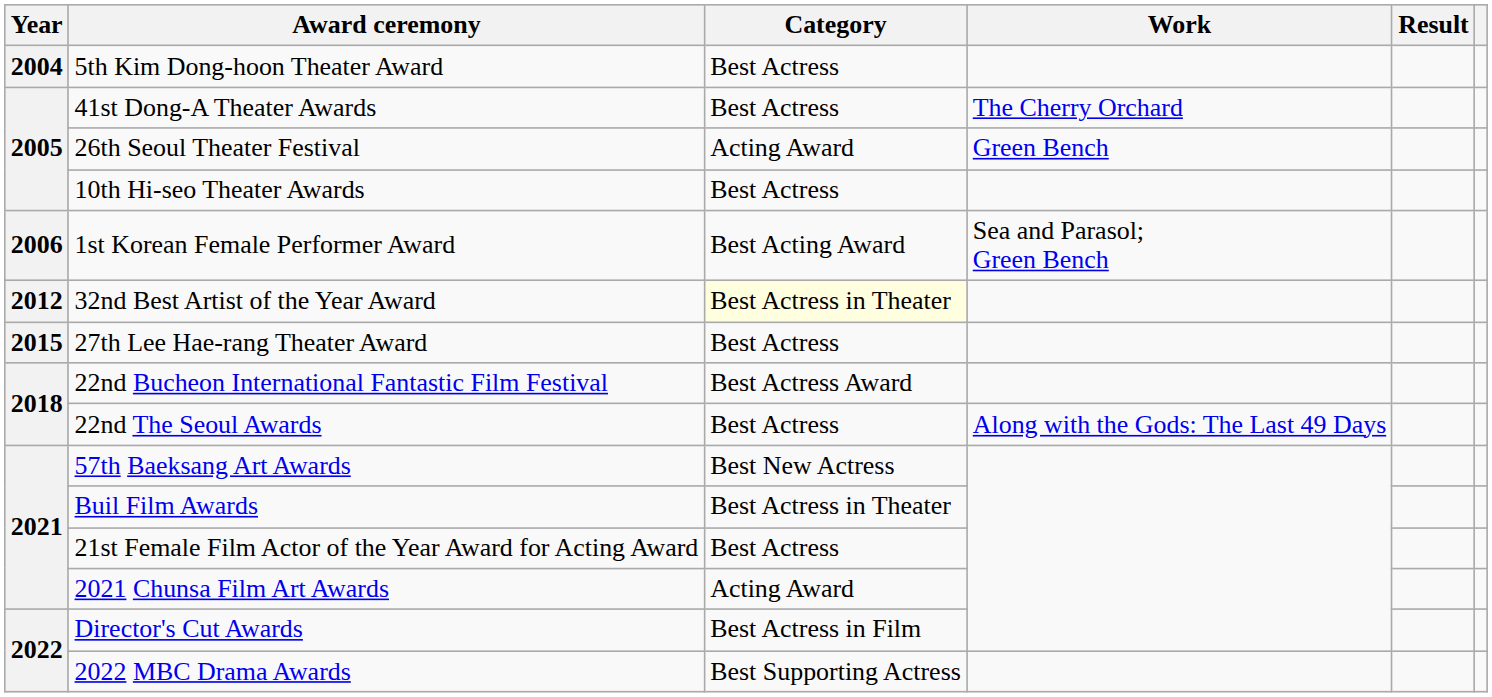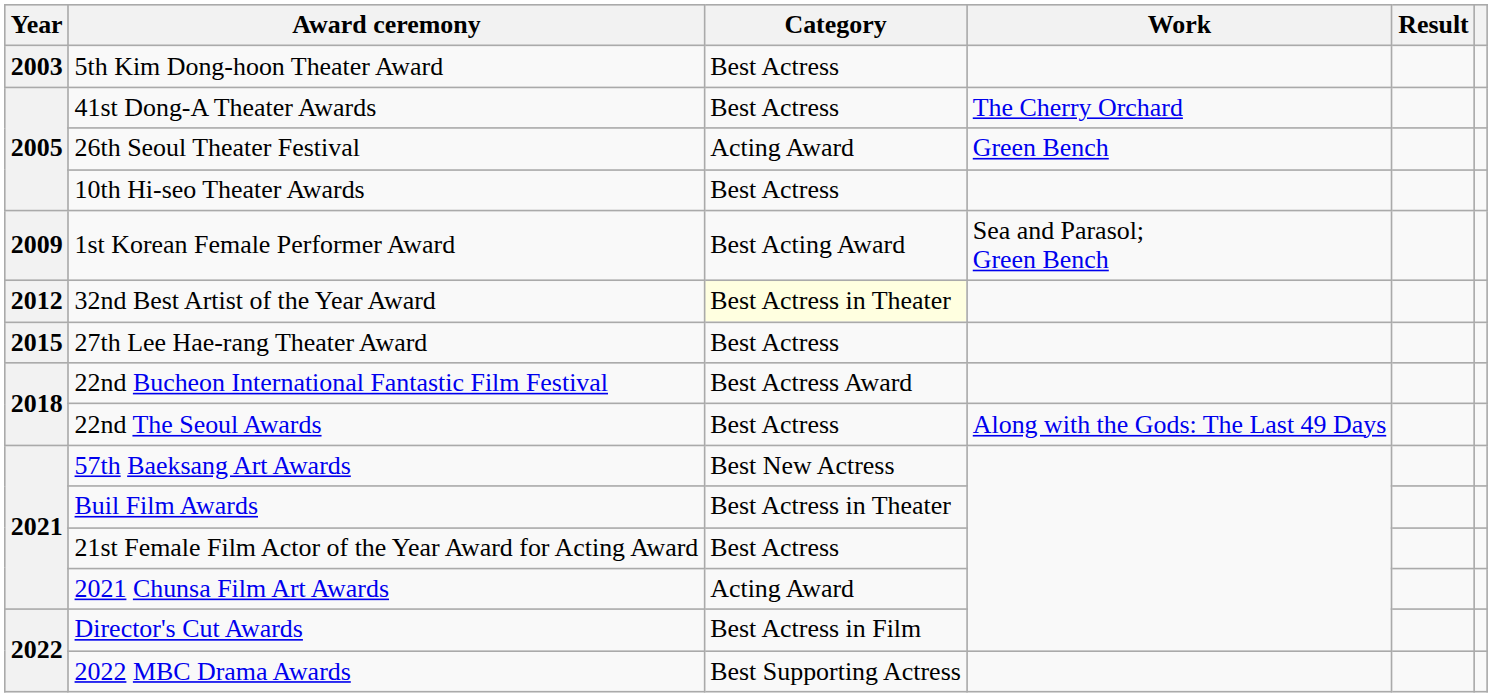(37, 66) 2004 -> (37, 66) 2003
(37, 245) 2006 -> (37, 245) 2009
